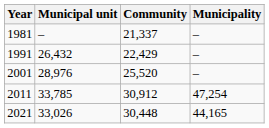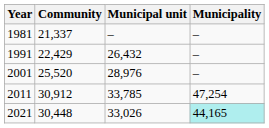columns swapped: (155, 14) <-> (78, 14)
(210, 113) no background -> (210, 113) paleturquoise background
